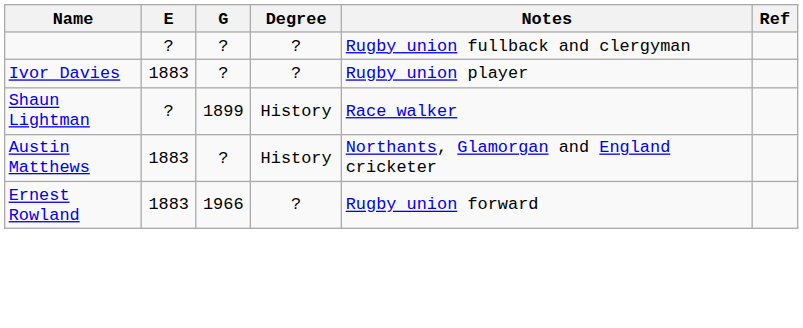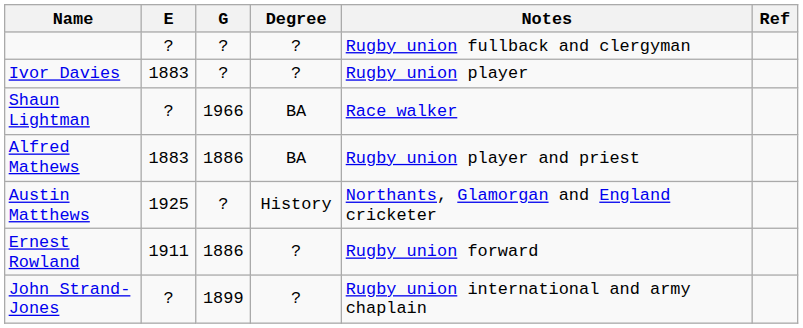(223, 111) 1899 -> (223, 111) 1966
(296, 111) History -> (296, 111) BA
+ row: (44, 158)
(169, 158) 1883 -> (169, 205) 1925
(169, 205) 1883 -> (169, 252) 1911
(223, 205) 1966 -> (223, 252) 1886
+ row: (70, 299)
